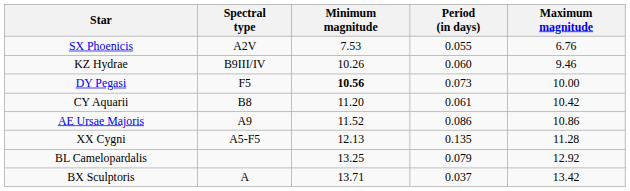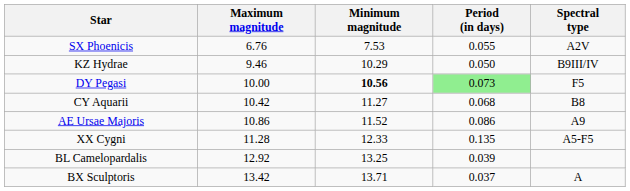columns swapped: (566, 20) <-> (245, 20)
(351, 64) 10.26 -> (374, 64) 10.29
(458, 64) 0.060 -> (482, 64) 0.050
(458, 83) no background -> (482, 83) lightgreen background
(351, 102) 11.20 -> (374, 102) 11.27
(458, 102) 0.061 -> (482, 102) 0.068
(351, 139) 12.13 -> (374, 139) 12.33
(458, 158) 0.079 -> (482, 158) 0.039
